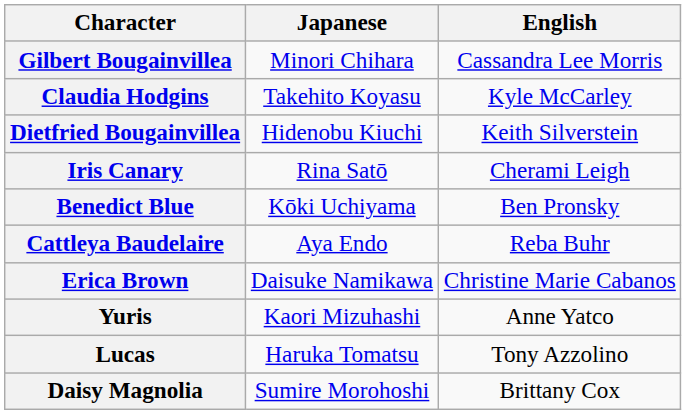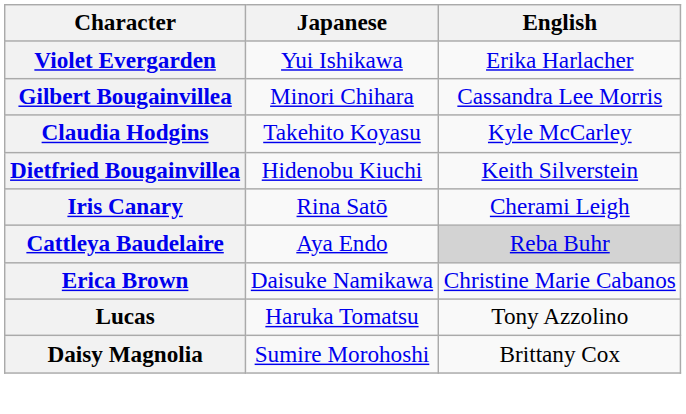+ row: (125, 59)
- row: (125, 206)
(560, 243) no background -> (560, 243) lightgrey background
- row: (125, 317)
